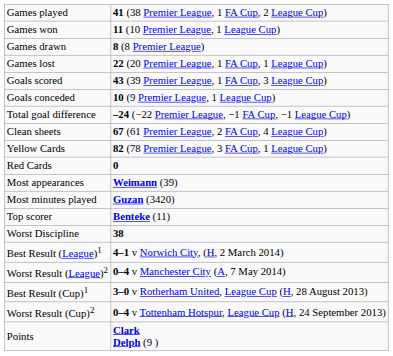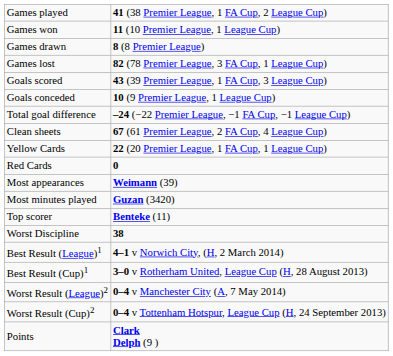(220, 64) 22 (20 Premier League, 1 FA Cup, 1 League Cup) -> (220, 64) 82 (78 Premier League, 3 FA Cup, 1 League Cup)
(220, 149) 82 (78 Premier League, 3 FA Cup, 1 League Cup) -> (220, 149) 22 (20 Premier League, 1 FA Cup, 1 League Cup)
rows swapped: (47, 292) <-> (57, 272)
